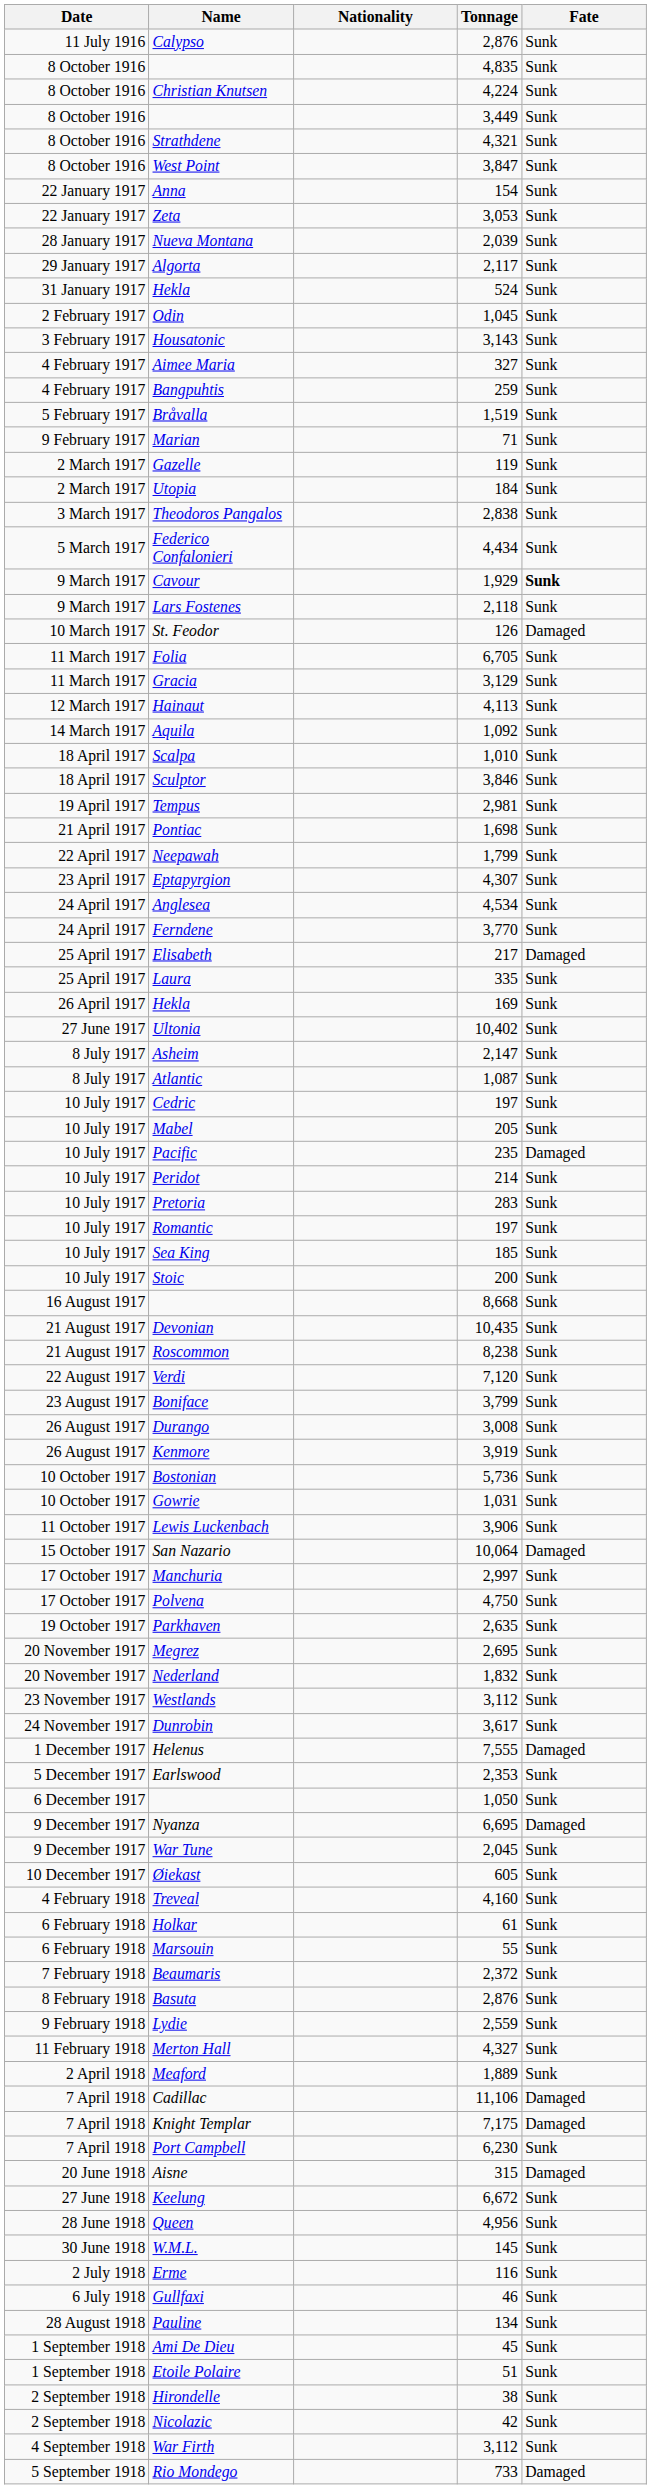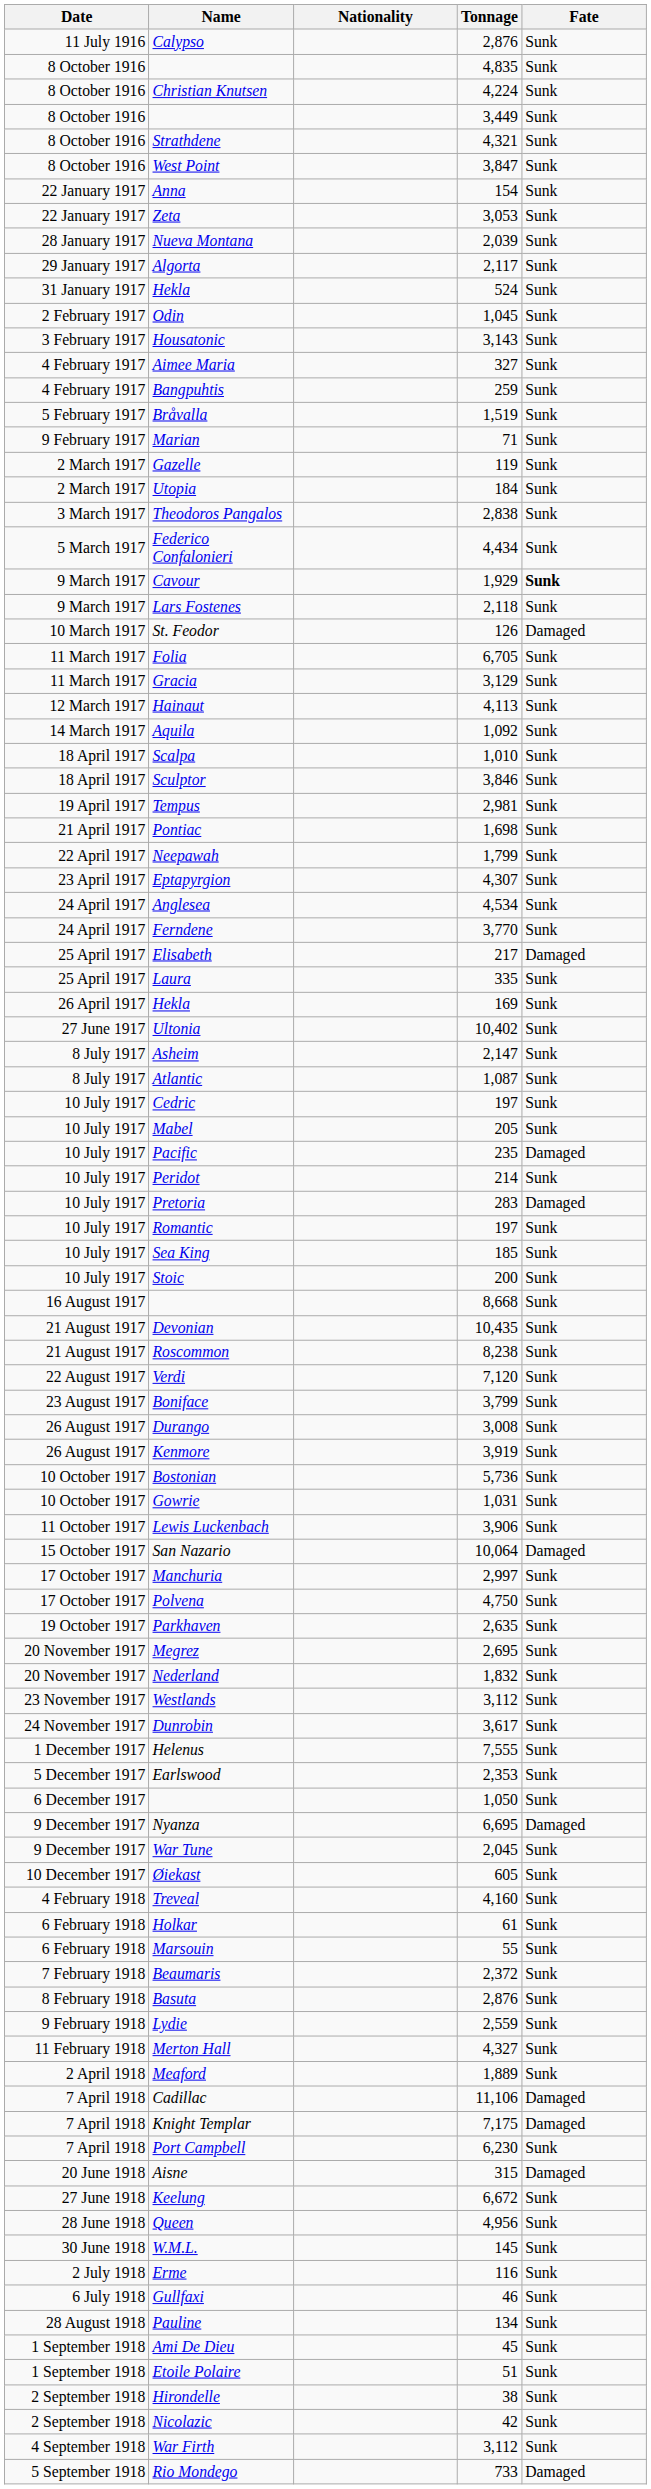(541, 1203) Sunk -> (555, 1203) Damaged
(555, 1750) Damaged -> (541, 1750) Sunk
